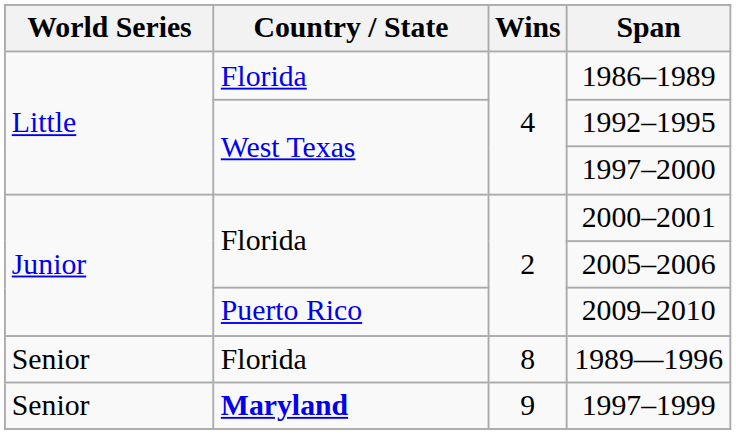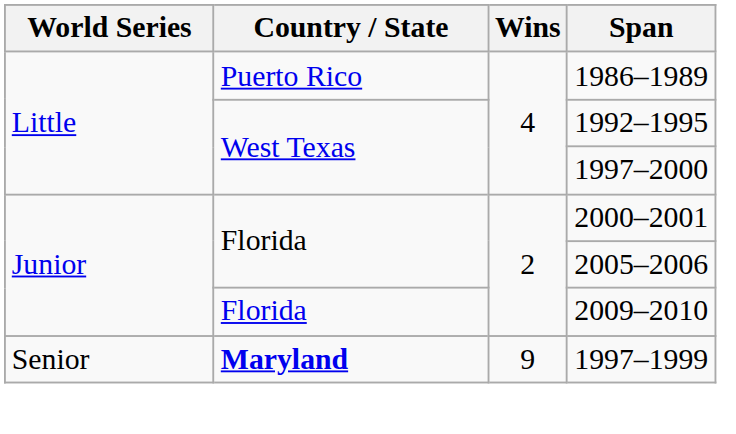(264, 75) Florida -> (291, 75) Puerto Rico
(291, 311) Puerto Rico -> (264, 311) Florida
- row: (649, 358)
